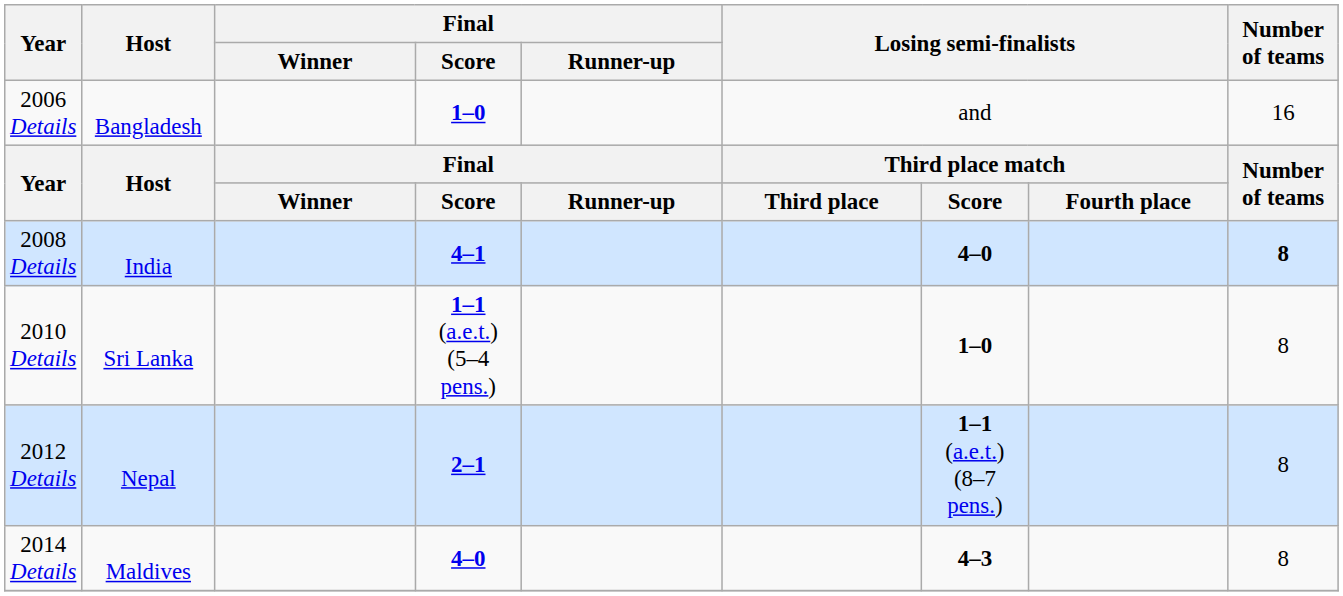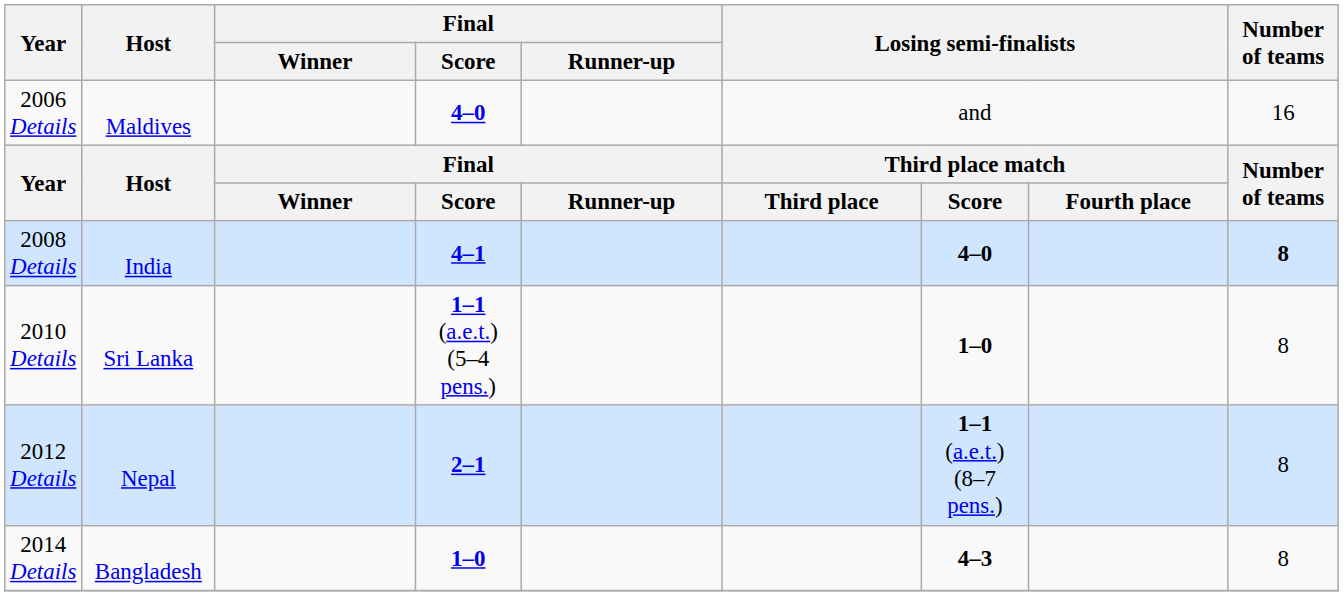(148, 126) Bangladesh -> (148, 126) Maldives
(468, 112) 1–0 -> (468, 112) 4–0
(148, 570) Maldives -> (148, 570) Bangladesh
(468, 557) 4–0 -> (468, 557) 1–0
